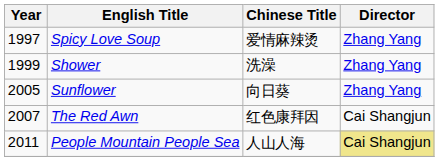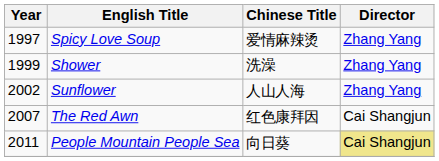(24, 90) 2005 -> (24, 90) 2002
(268, 91) 向日葵 -> (275, 91) 人山人海
(275, 143) 人山人海 -> (268, 143) 向日葵
